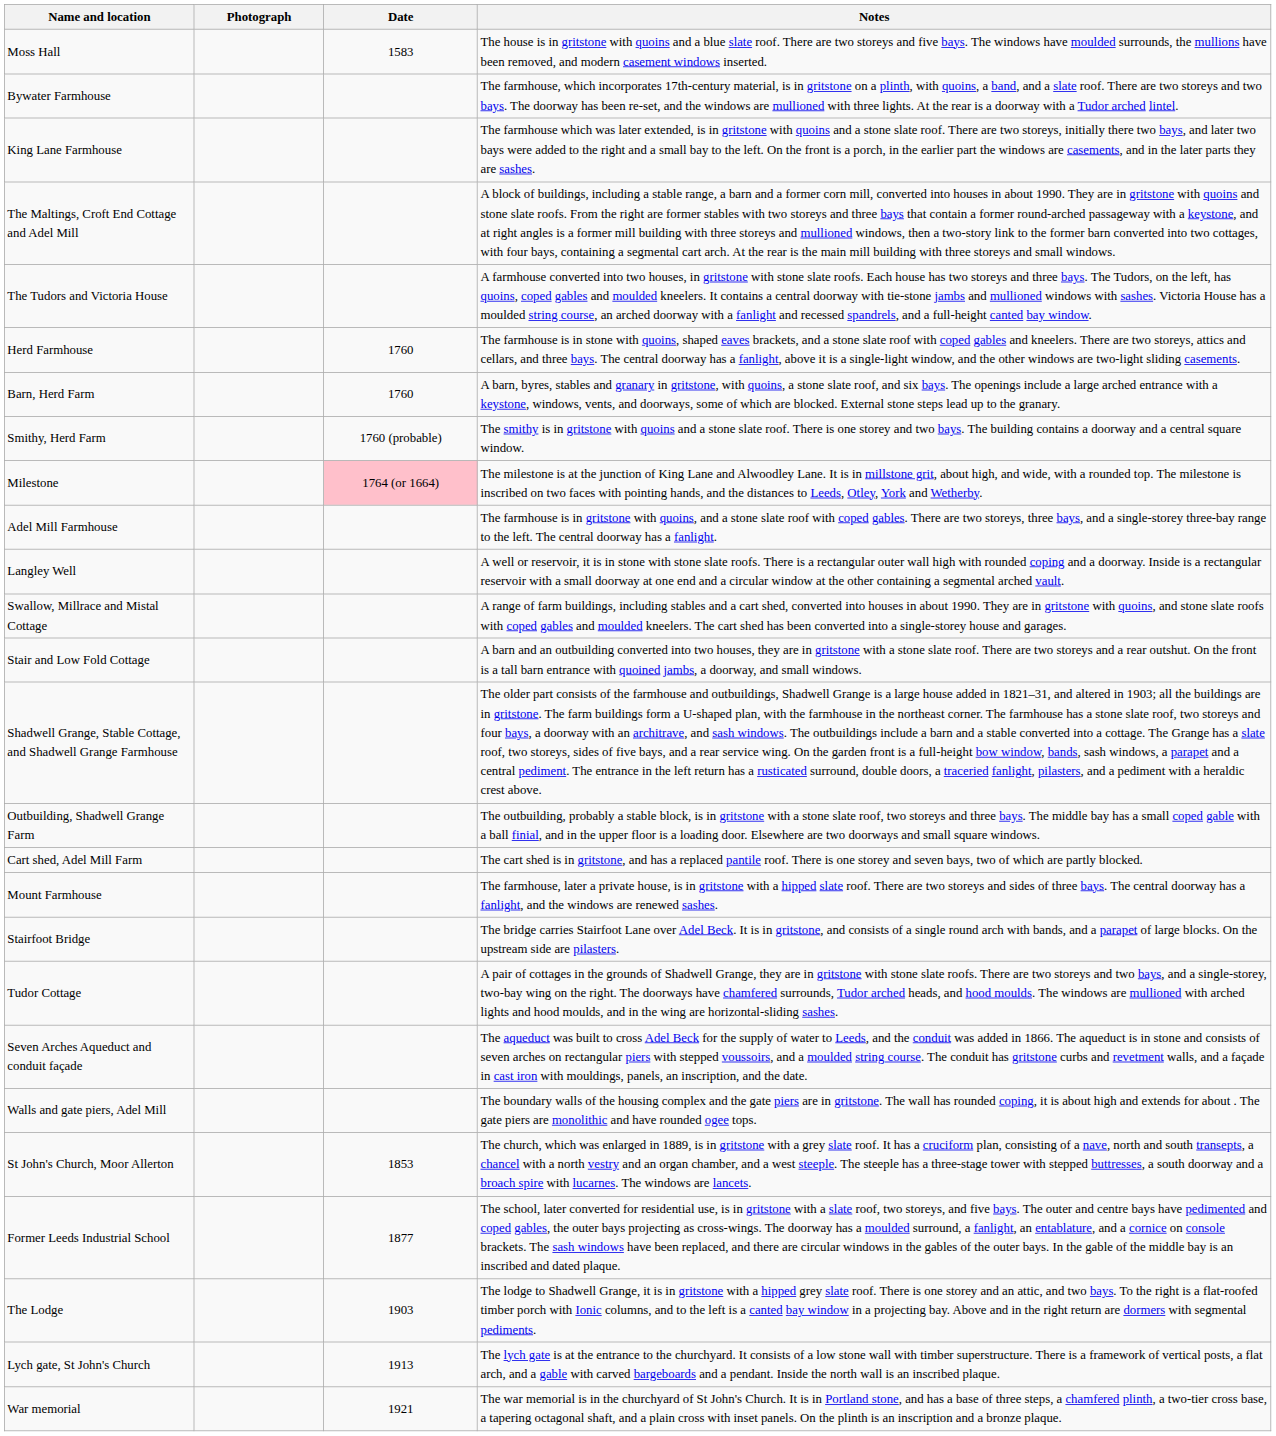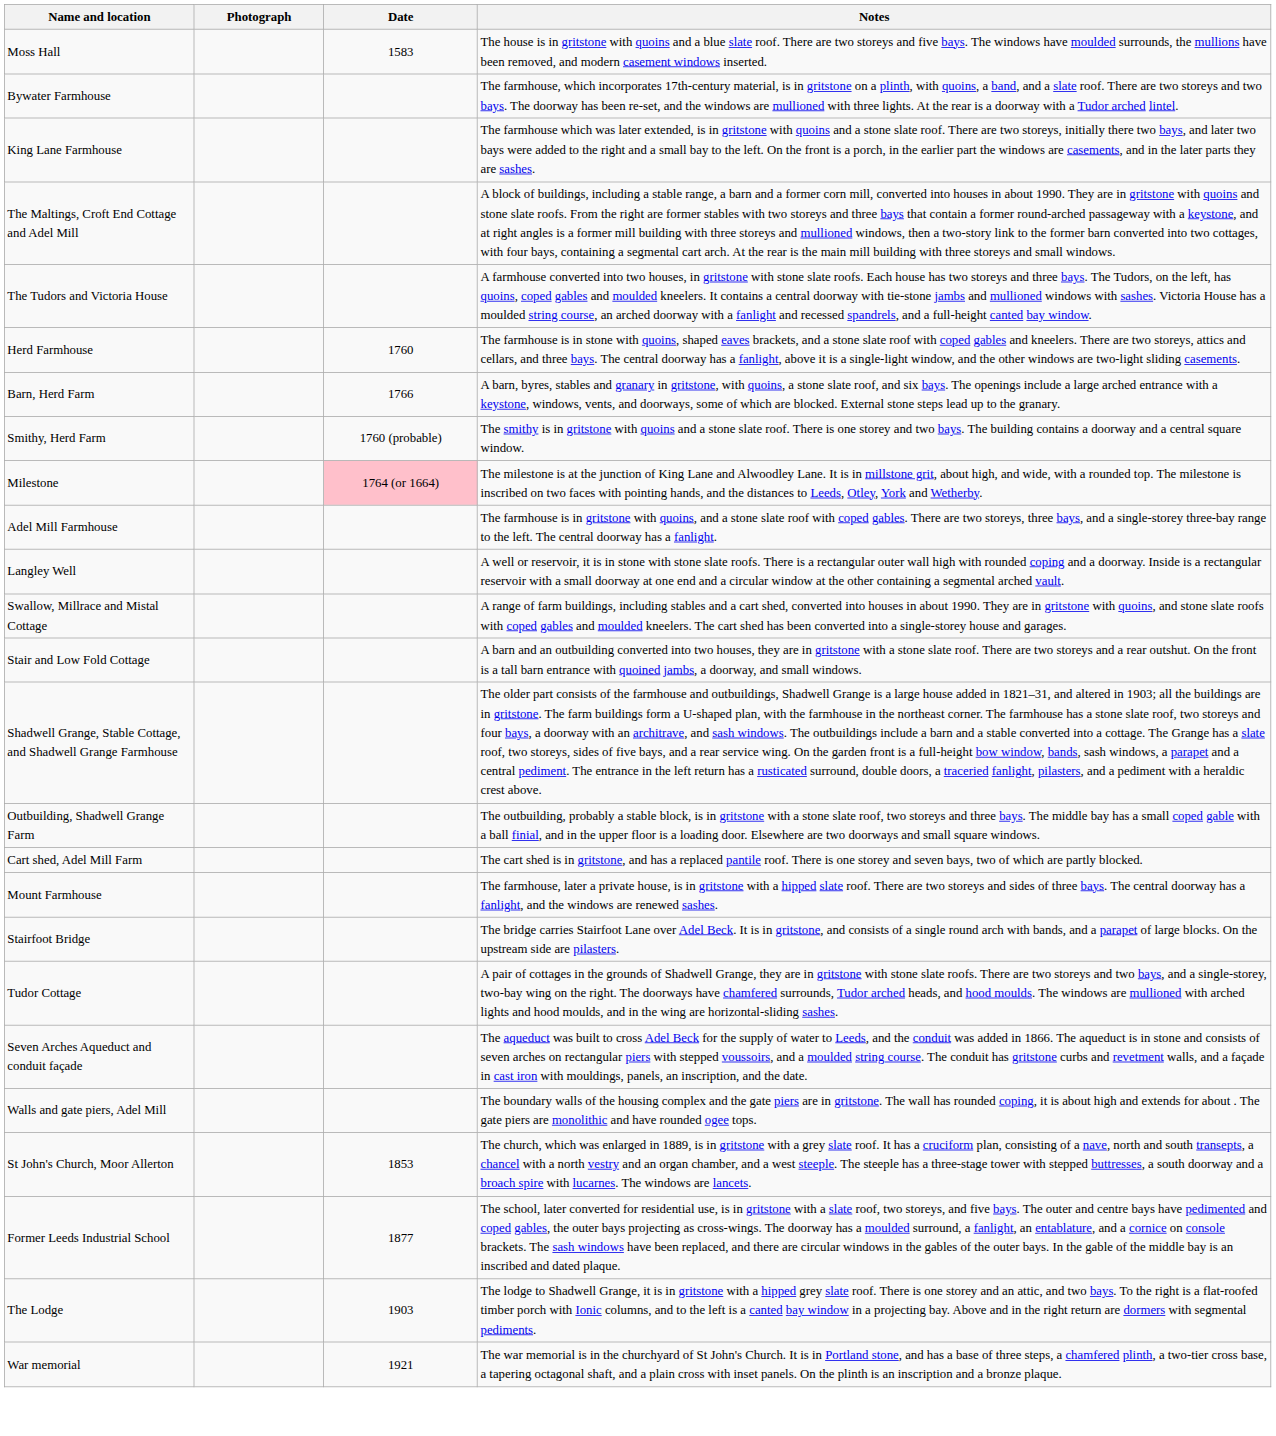(401, 394) 1760 -> (401, 394) 1766
- row: (79, 1364)
